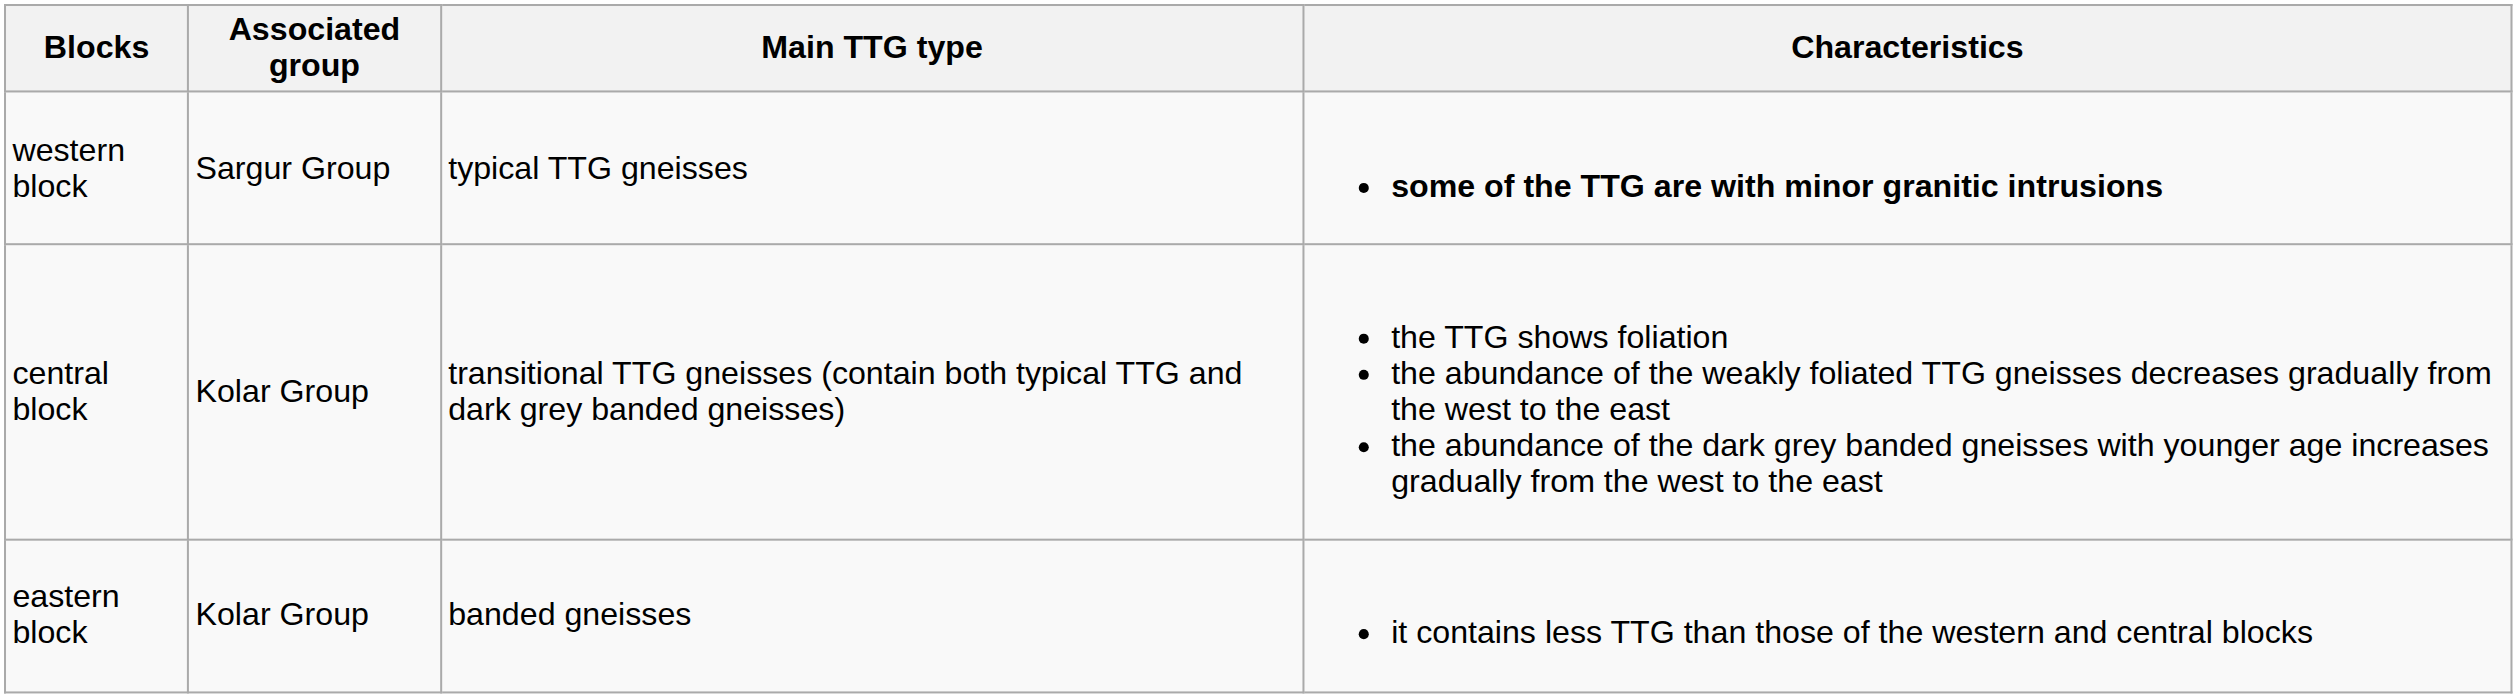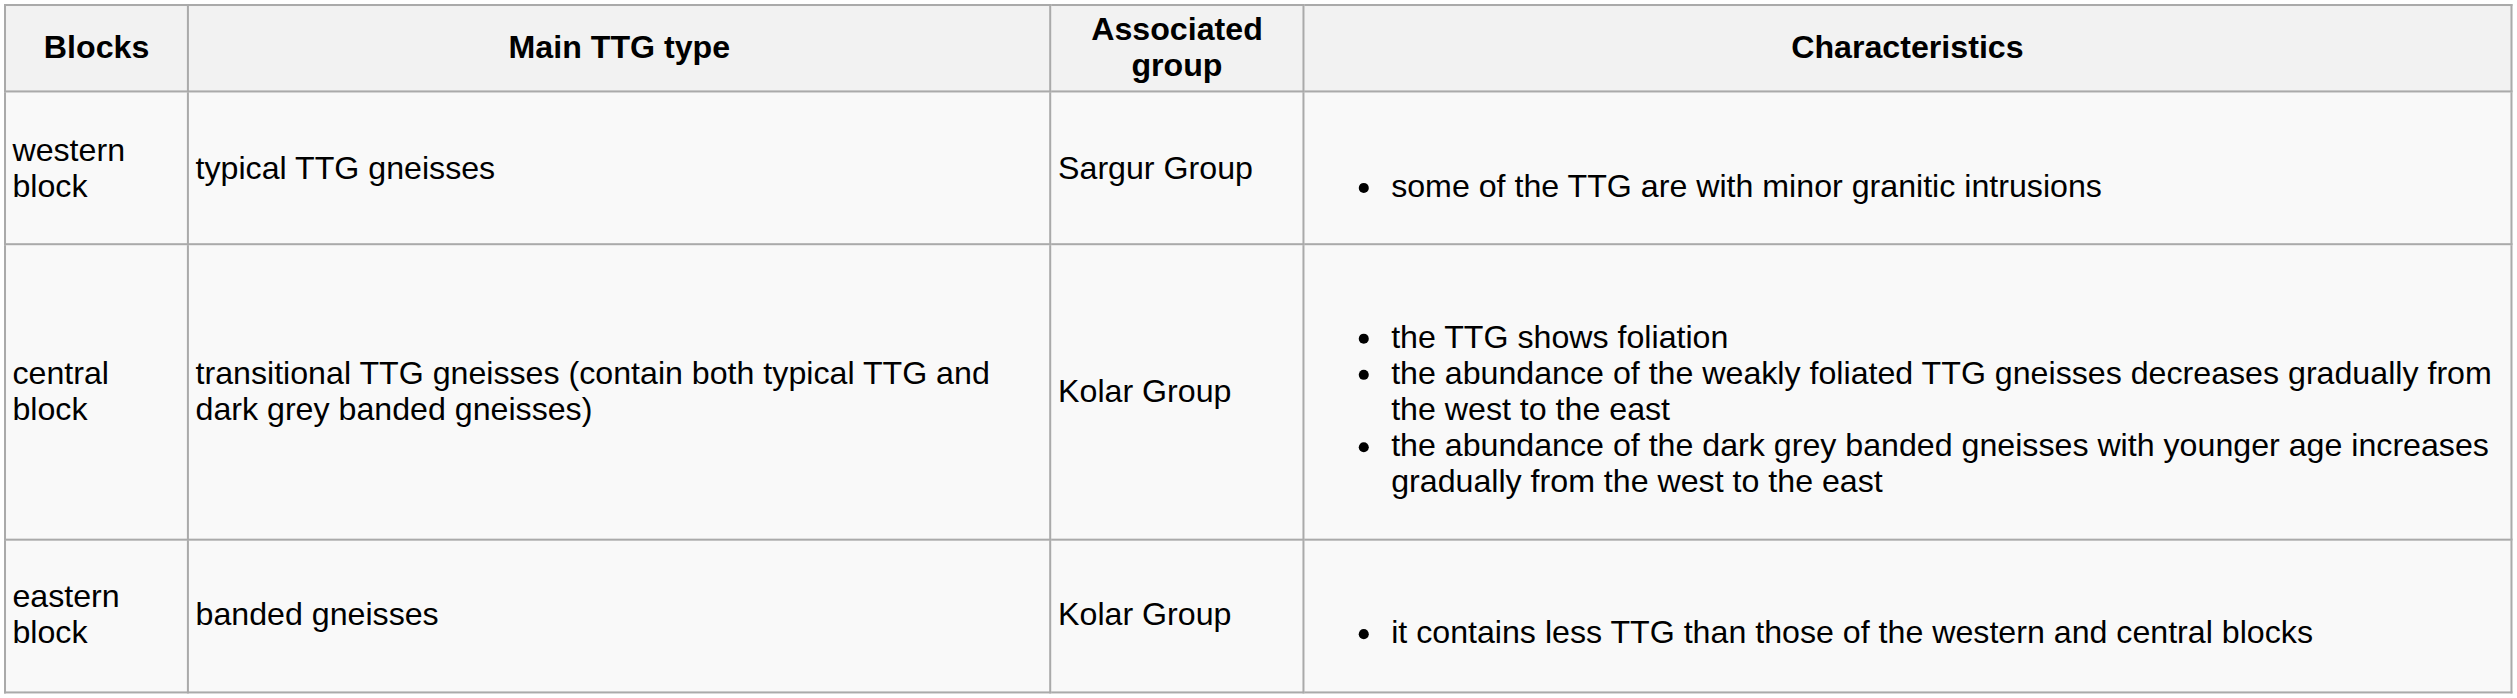columns swapped: (314, 48) <-> (872, 48)
(1907, 186) bold -> (1907, 186) normal
